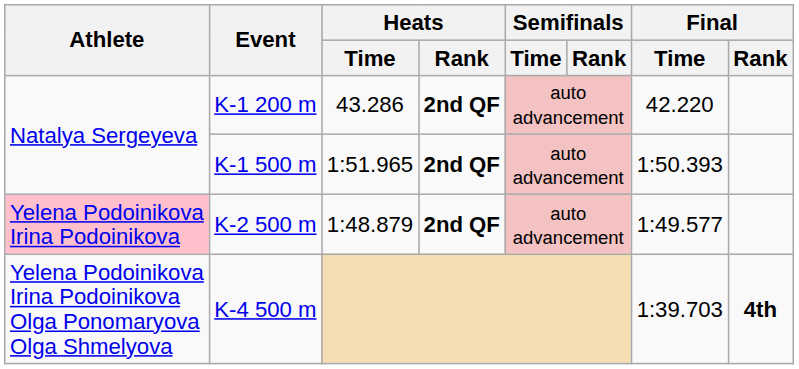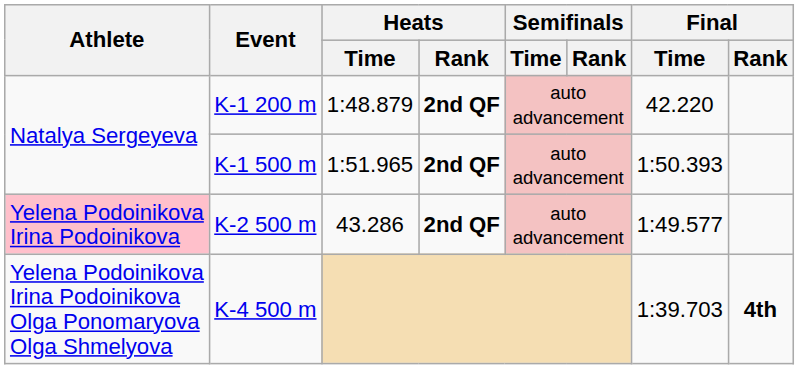(370, 105) 43.286 -> (370, 105) 1:48.879
(370, 224) 1:48.879 -> (370, 224) 43.286
